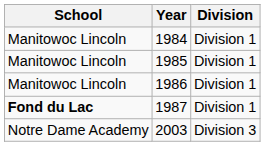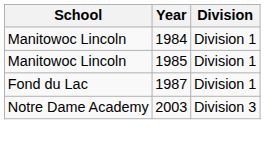- row: (171, 84)
(51, 107) bold -> (48, 84) normal
